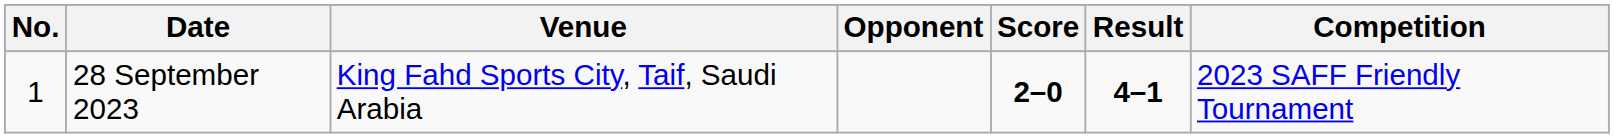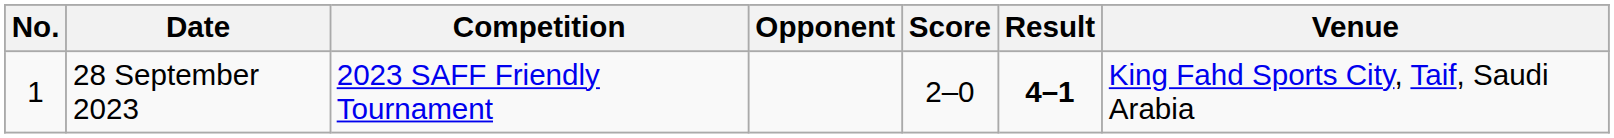columns swapped: (583, 27) <-> (1400, 27)
(1038, 91) bold -> (950, 91) normal
